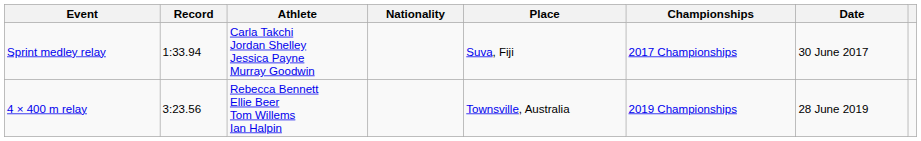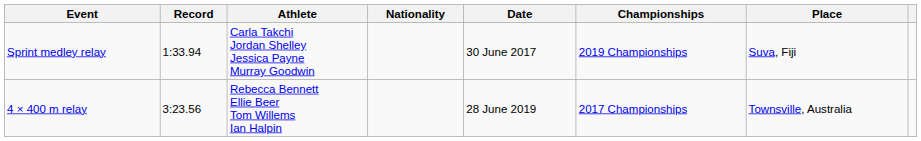columns swapped: (852, 14) <-> (545, 14)
(683, 51) 2017 Championships -> (633, 51) 2019 Championships
(683, 108) 2019 Championships -> (633, 108) 2017 Championships
